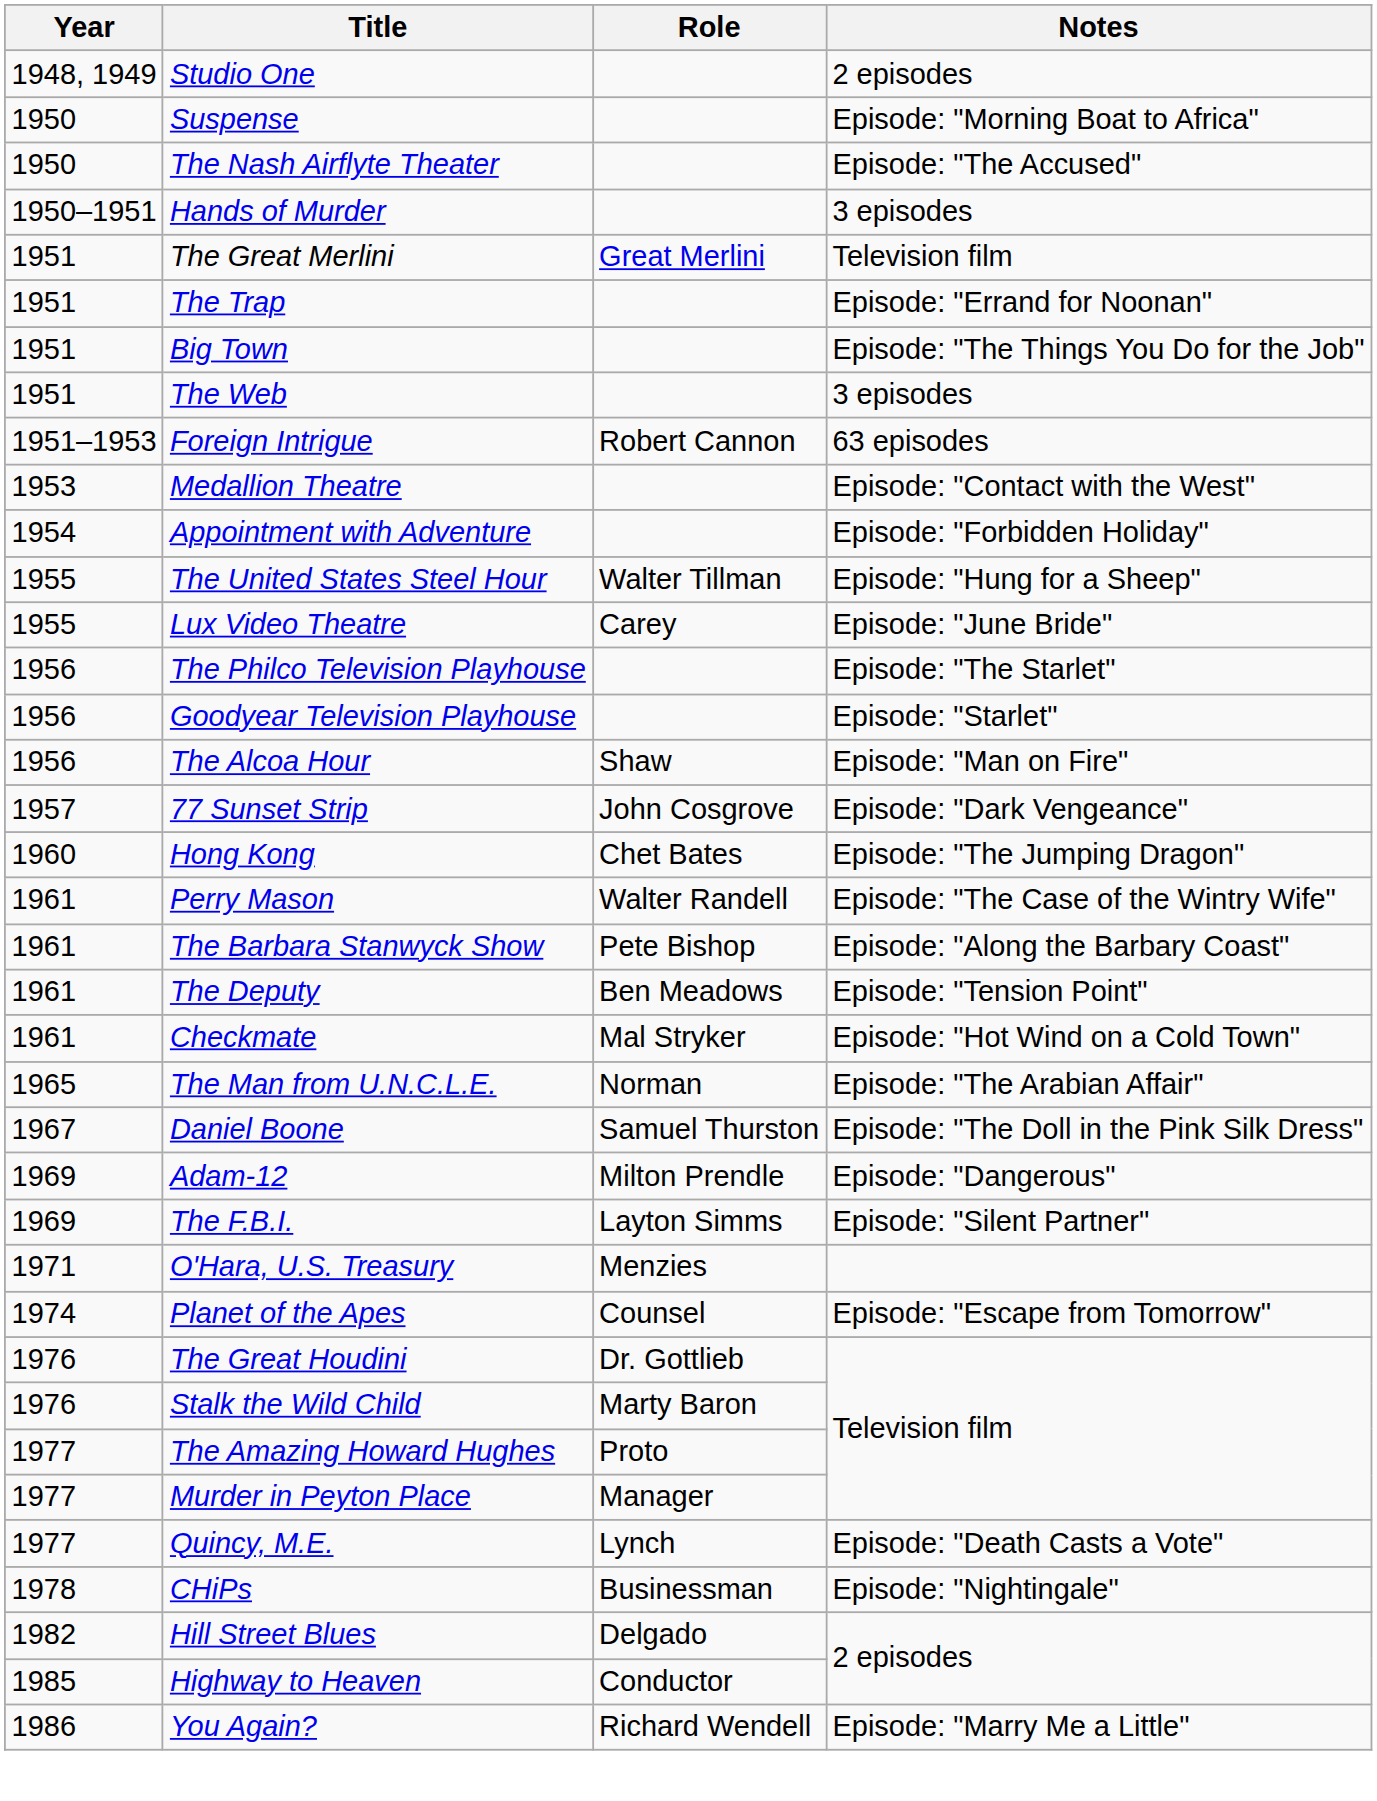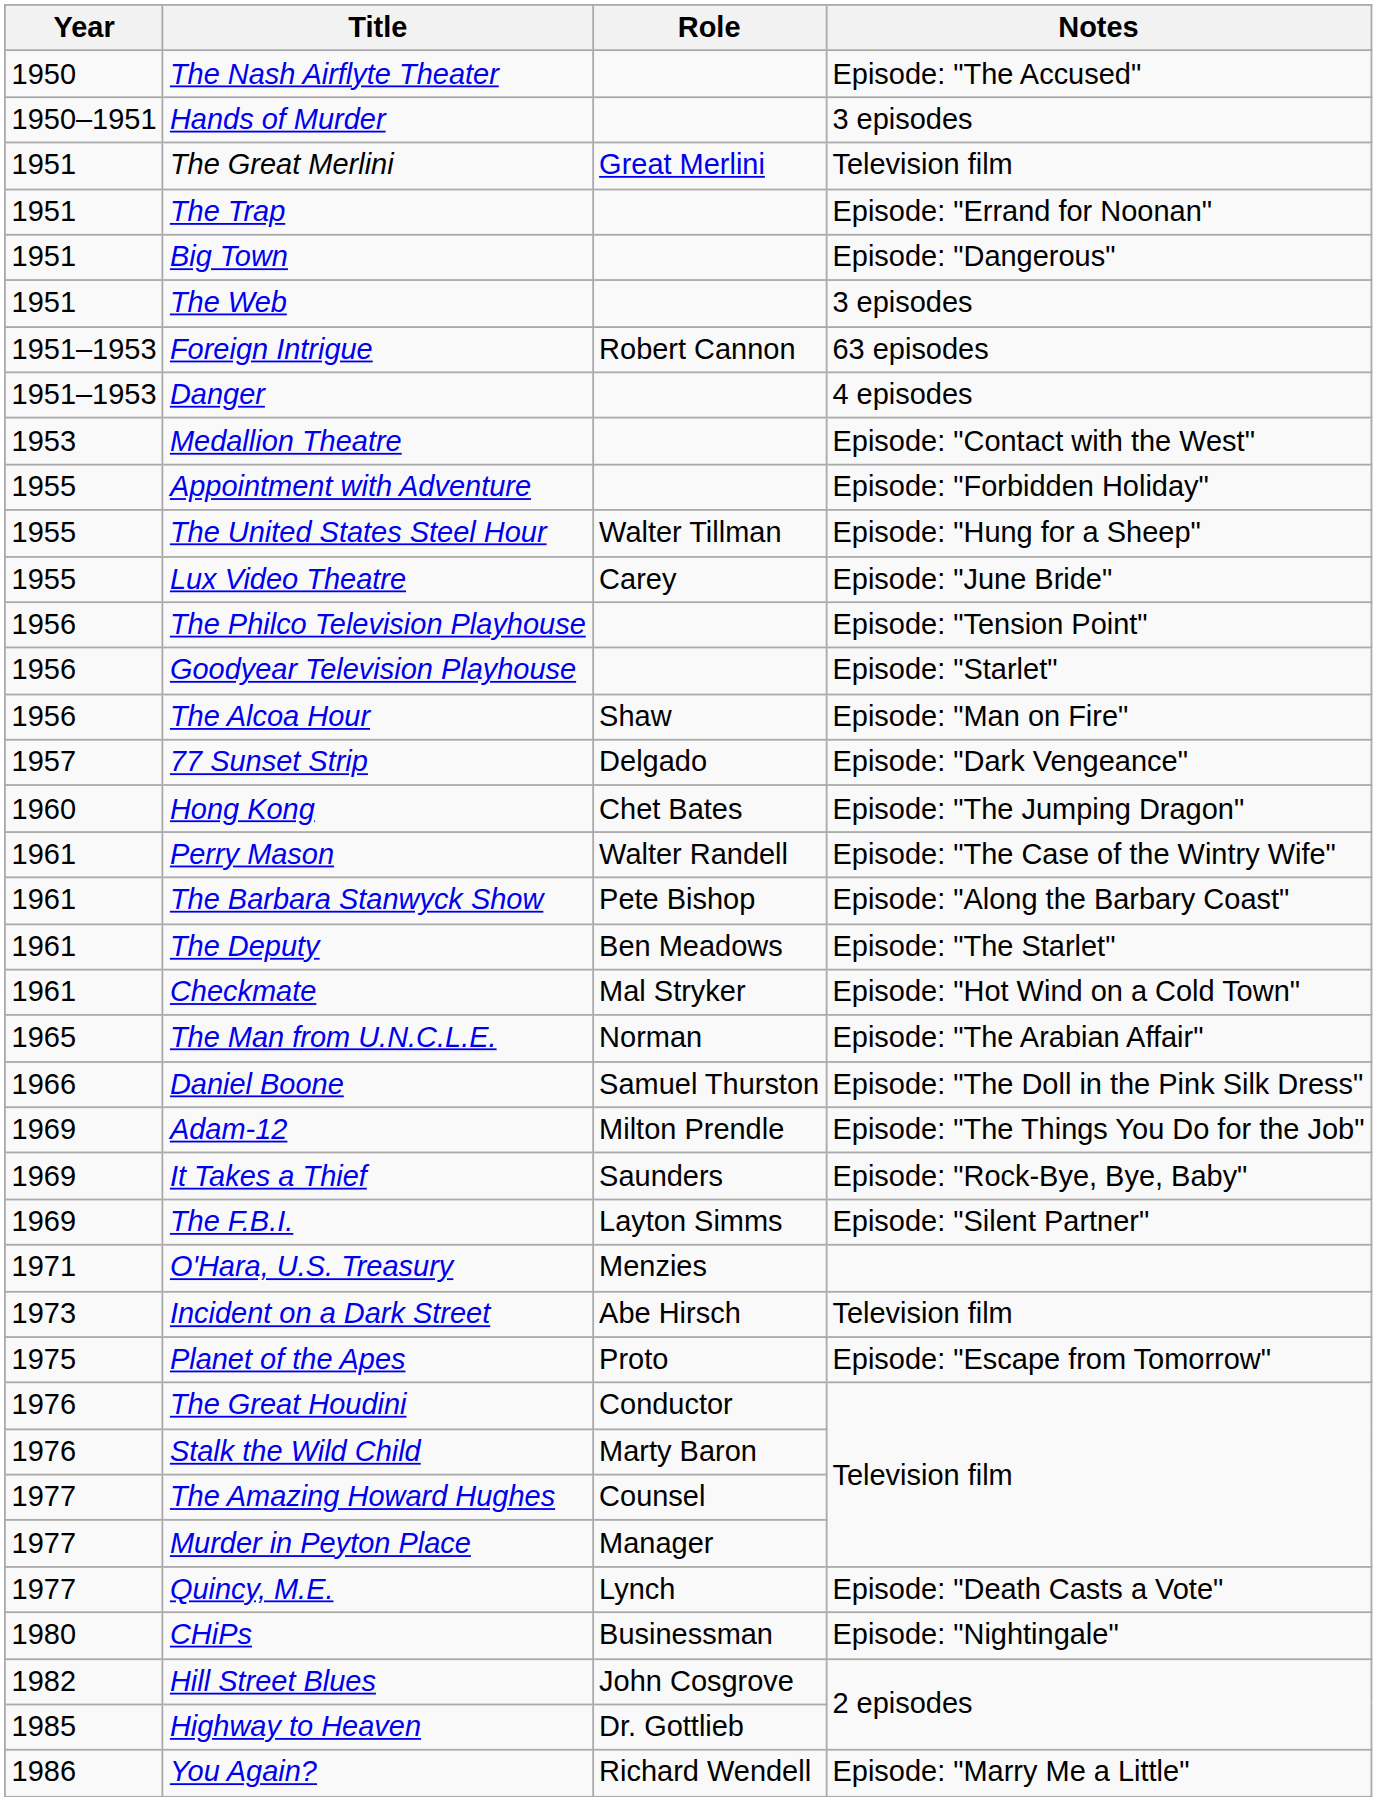- row: (242, 73)
- row: (234, 119)
(1098, 348) Episode: "The Things You Do for the Job" -> (974, 257) Episode: "Dangerous"
+ row: (217, 394)
(44, 532) 1954 -> (44, 486) 1955
(974, 670) Episode: "The Starlet" -> (990, 624) Episode: "Tension Point"
(697, 808) John Cosgrove -> (653, 762) Delgado
(990, 991) Episode: "Tension Point" -> (974, 946) Episode: "The Starlet"
(44, 1129) 1967 -> (44, 1083) 1966
(974, 1175) Episode: "Dangerous" -> (1098, 1129) Episode: "The Things You Do for the Job"
+ row: (268, 1175)
+ row: (330, 1313)
(44, 1313) 1974 -> (44, 1359) 1975
(652, 1313) Counsel -> (634, 1359) Proto
(672, 1359) Dr. Gottlieb -> (666, 1405) Conductor
(634, 1451) Proto -> (652, 1497) Counsel
(44, 1589) 1978 -> (44, 1634) 1980
(653, 1634) Delgado -> (697, 1680) John Cosgrove
(666, 1680) Conductor -> (672, 1726) Dr. Gottlieb
